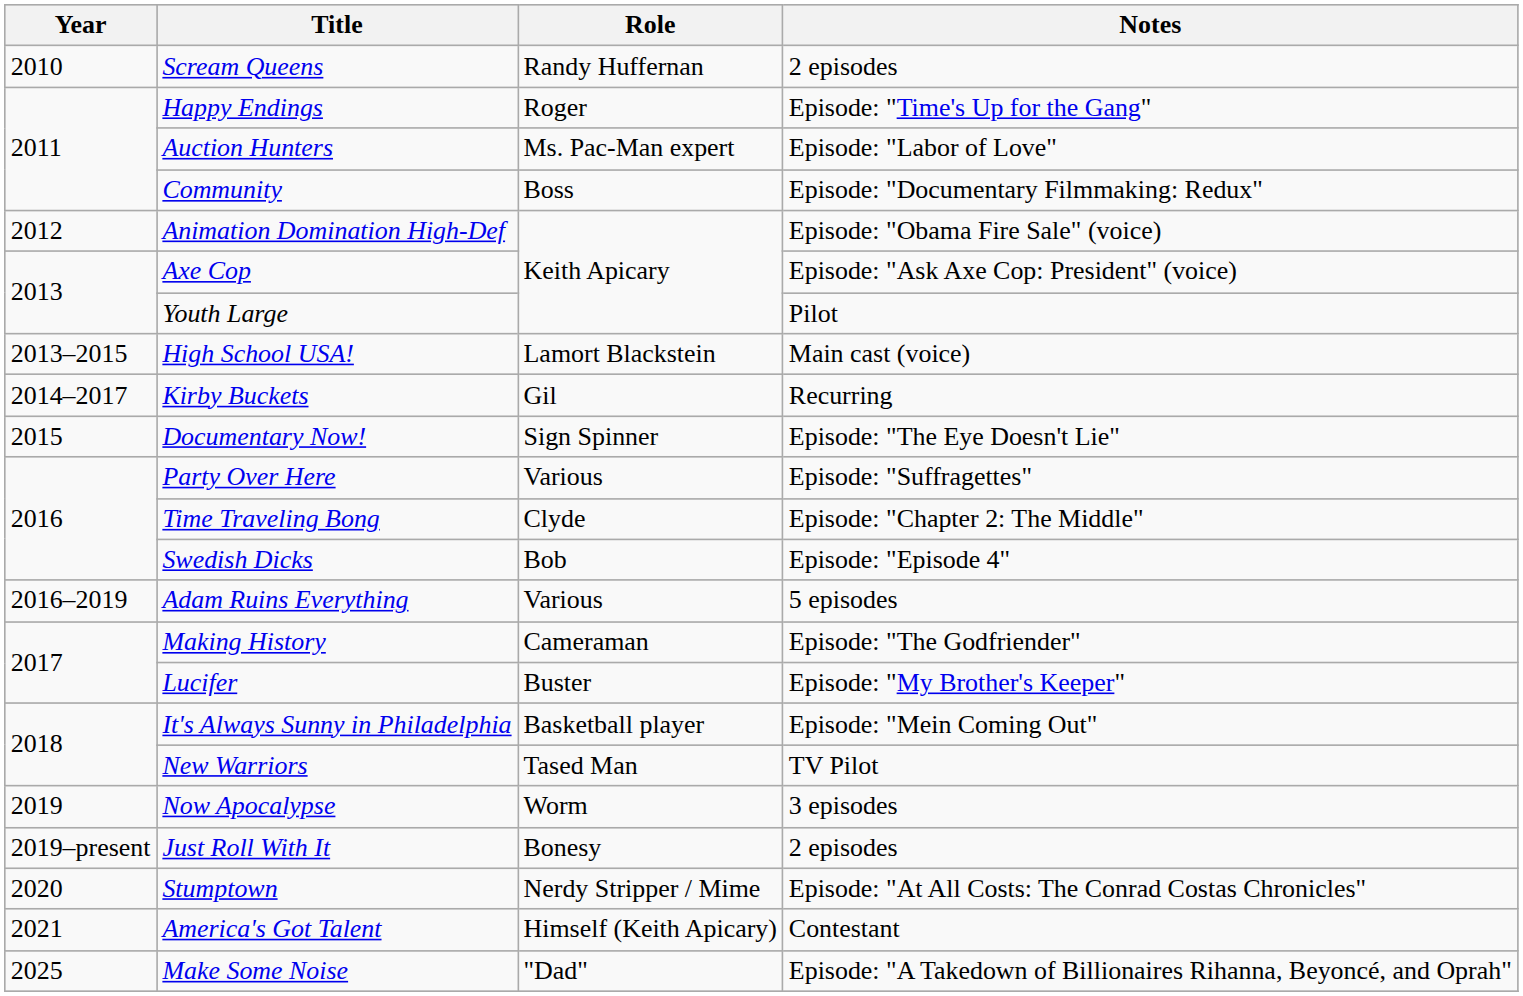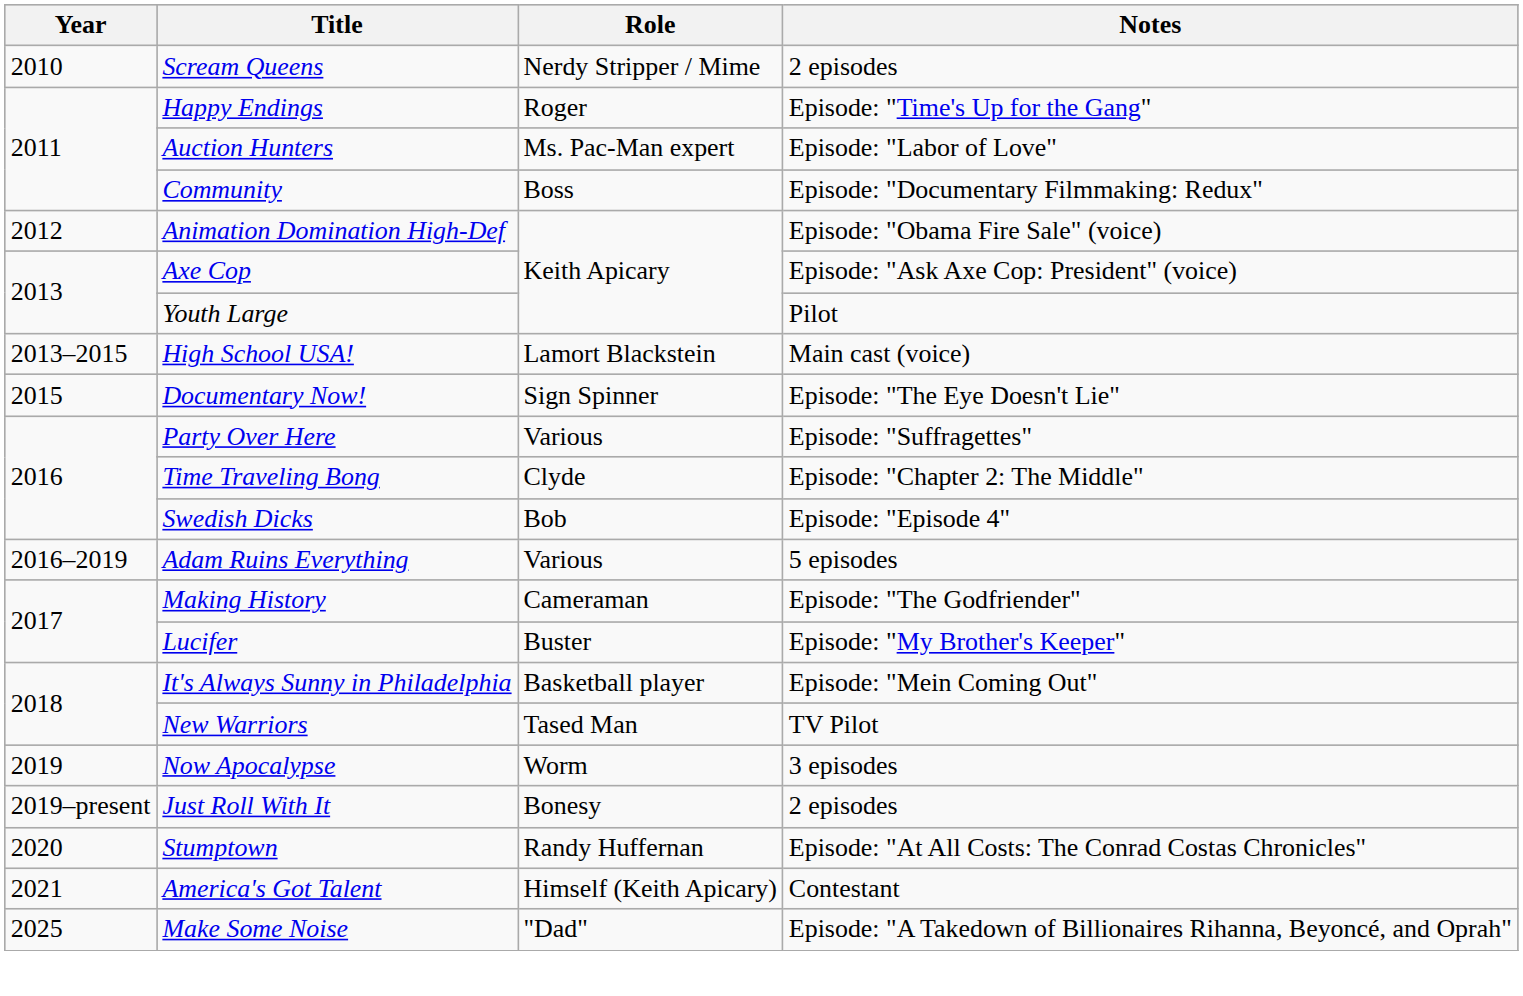(614, 66) Randy Huffernan -> (642, 66) Nerdy Stripper / Mime
- row: (235, 395)
(642, 888) Nerdy Stripper / Mime -> (614, 847) Randy Huffernan
